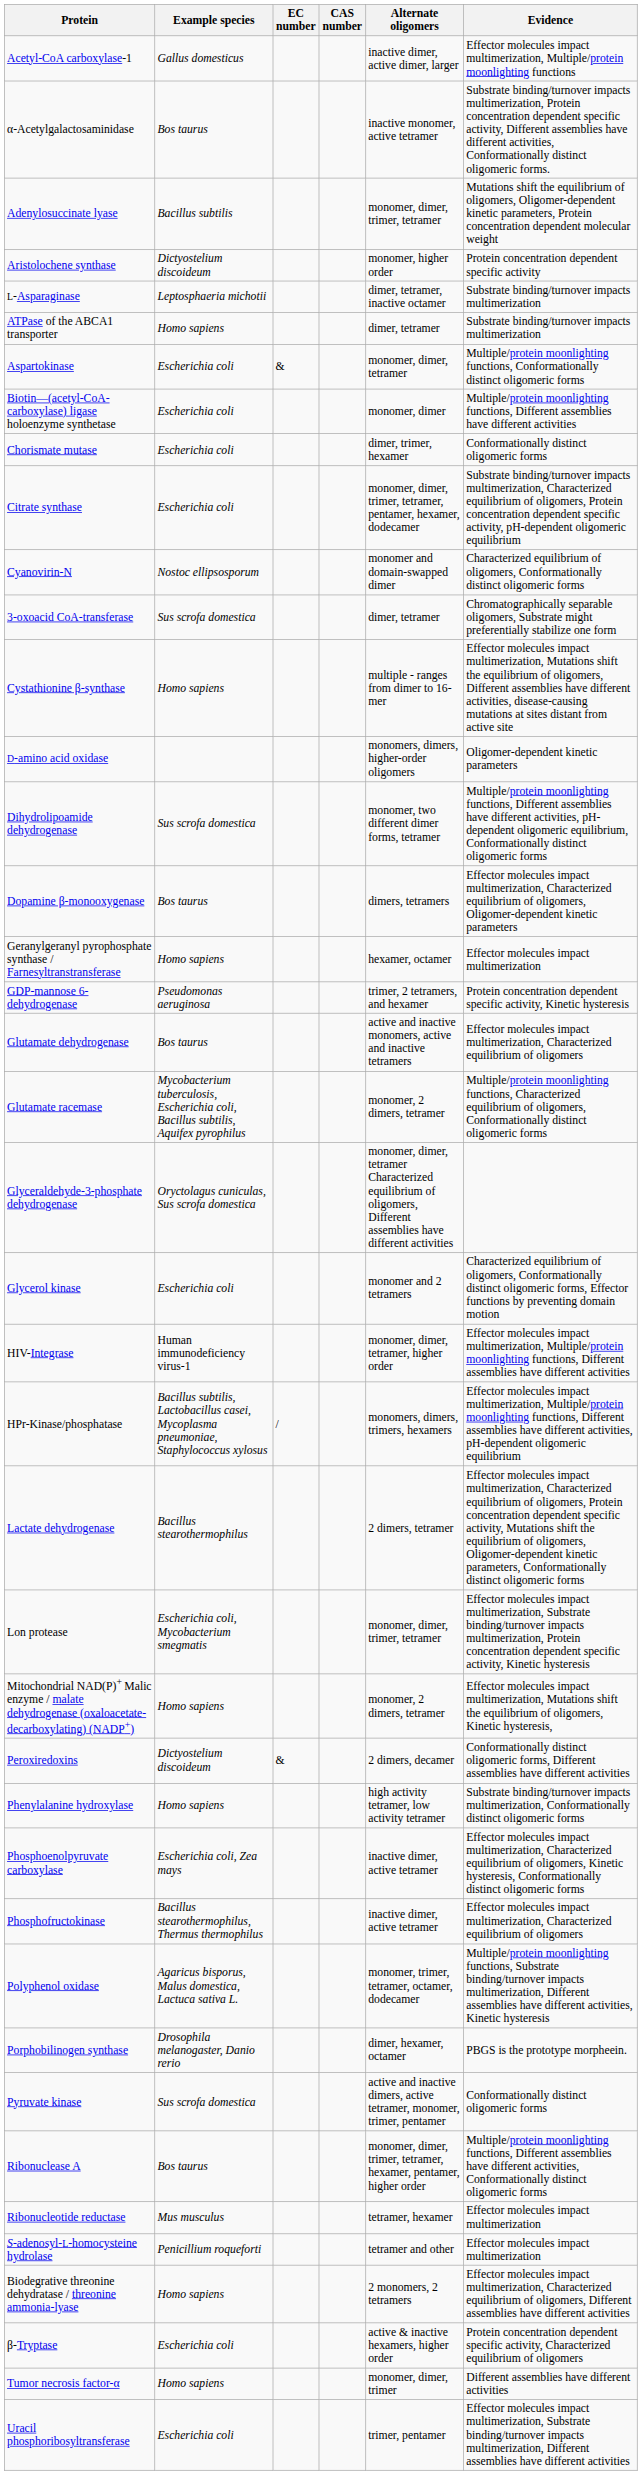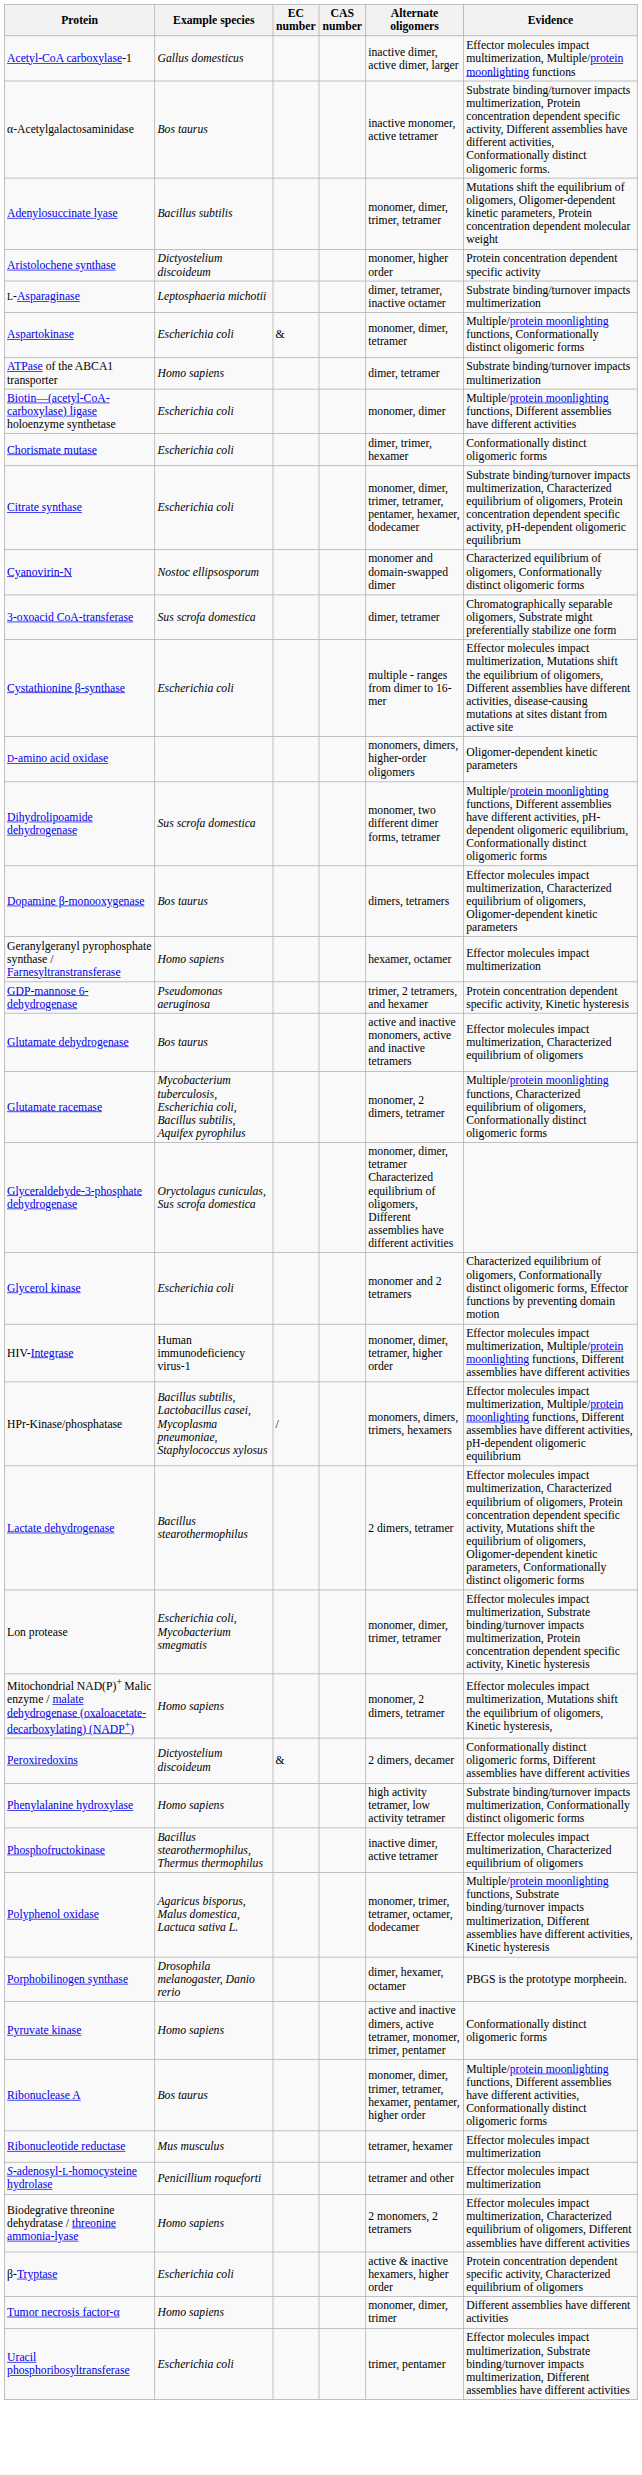rows swapped: (40, 366) <-> (60, 328)
(191, 688) Homo sapiens -> (196, 688) Escherichia coli
- row: (58, 1863)
(207, 2101) Sus scrofa domestica -> (191, 2030) Homo sapiens
